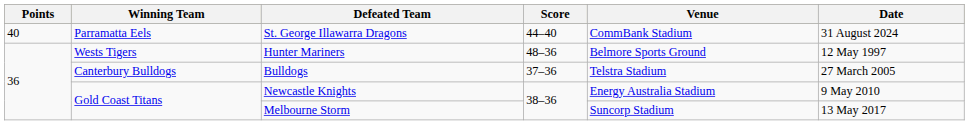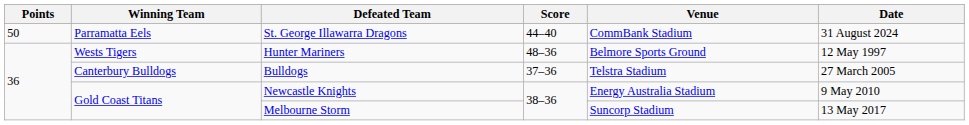(13, 33) 40 -> (13, 33) 50
